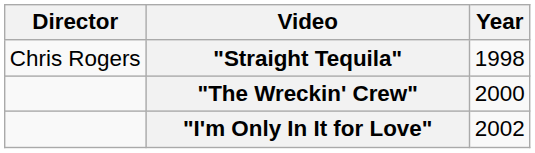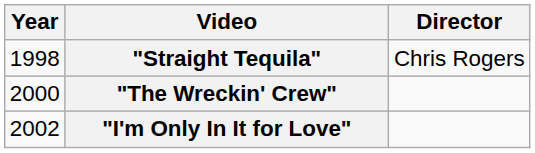columns swapped: (500, 22) <-> (75, 22)
